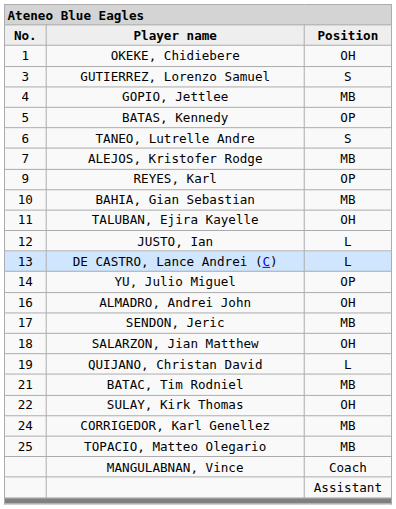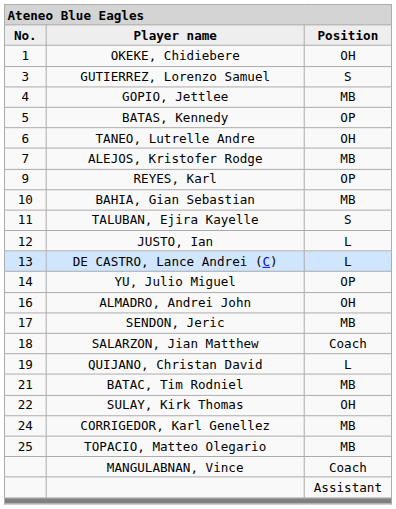(348, 138) S -> (348, 138) OH
(348, 220) OH -> (348, 220) S
(348, 344) OH -> (348, 344) Coach
